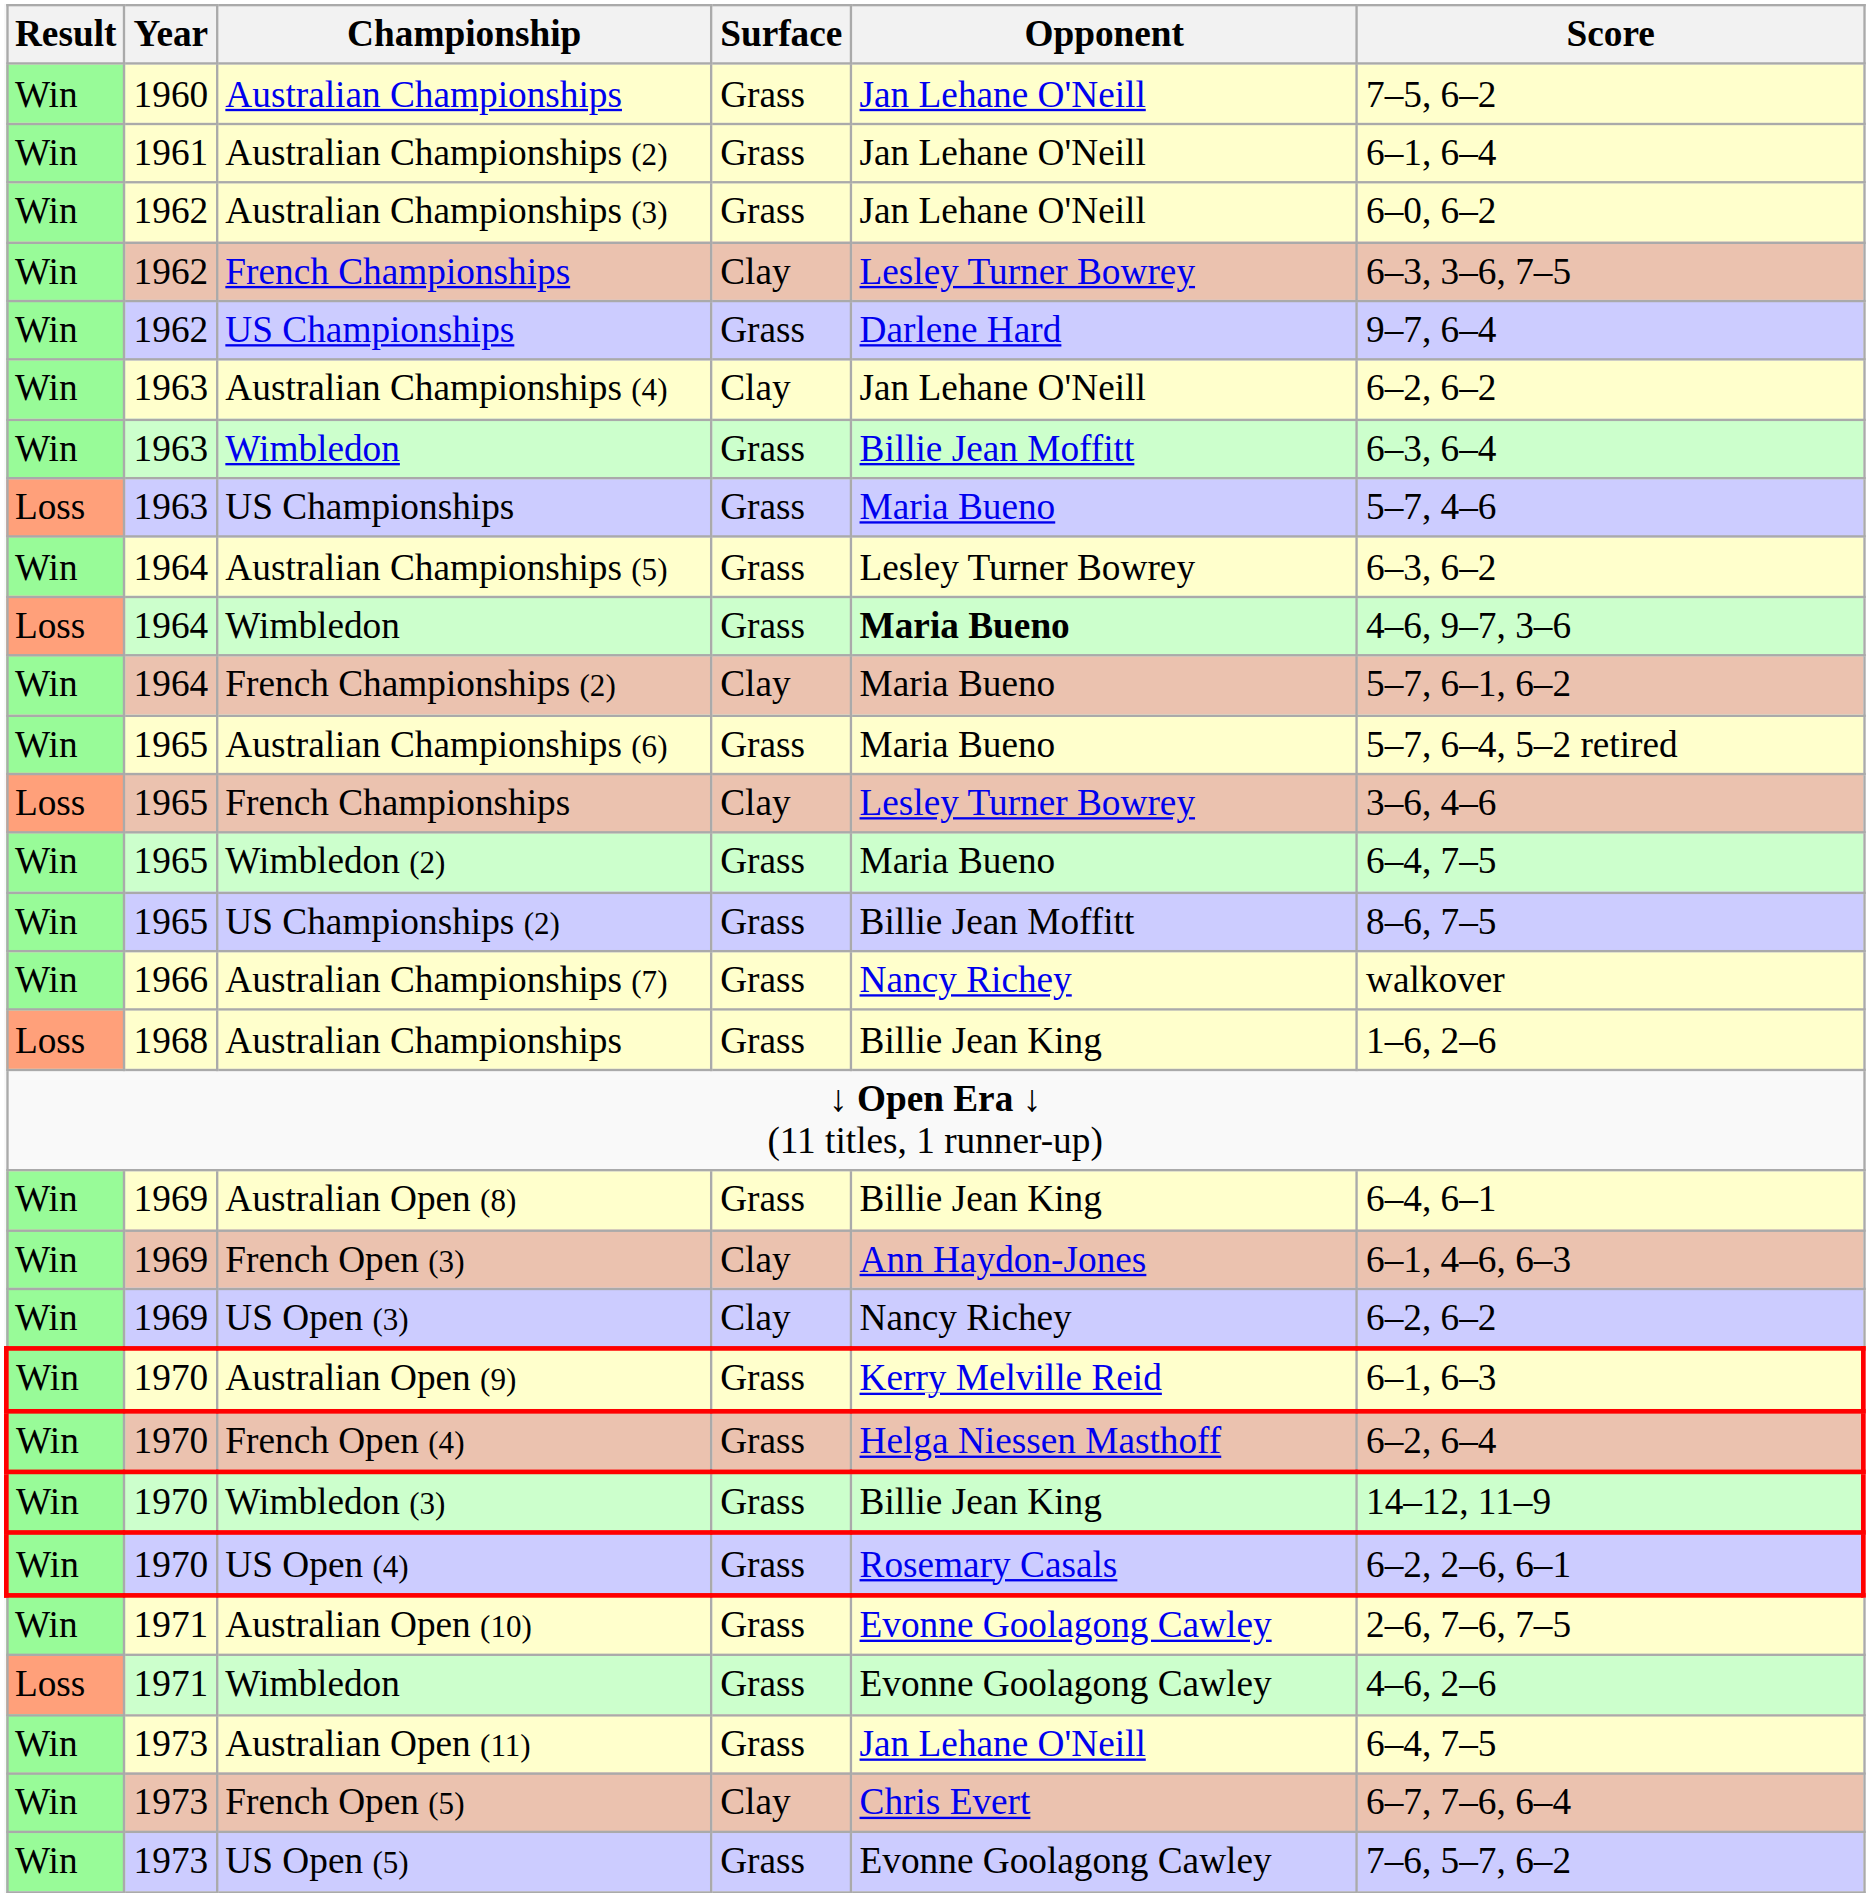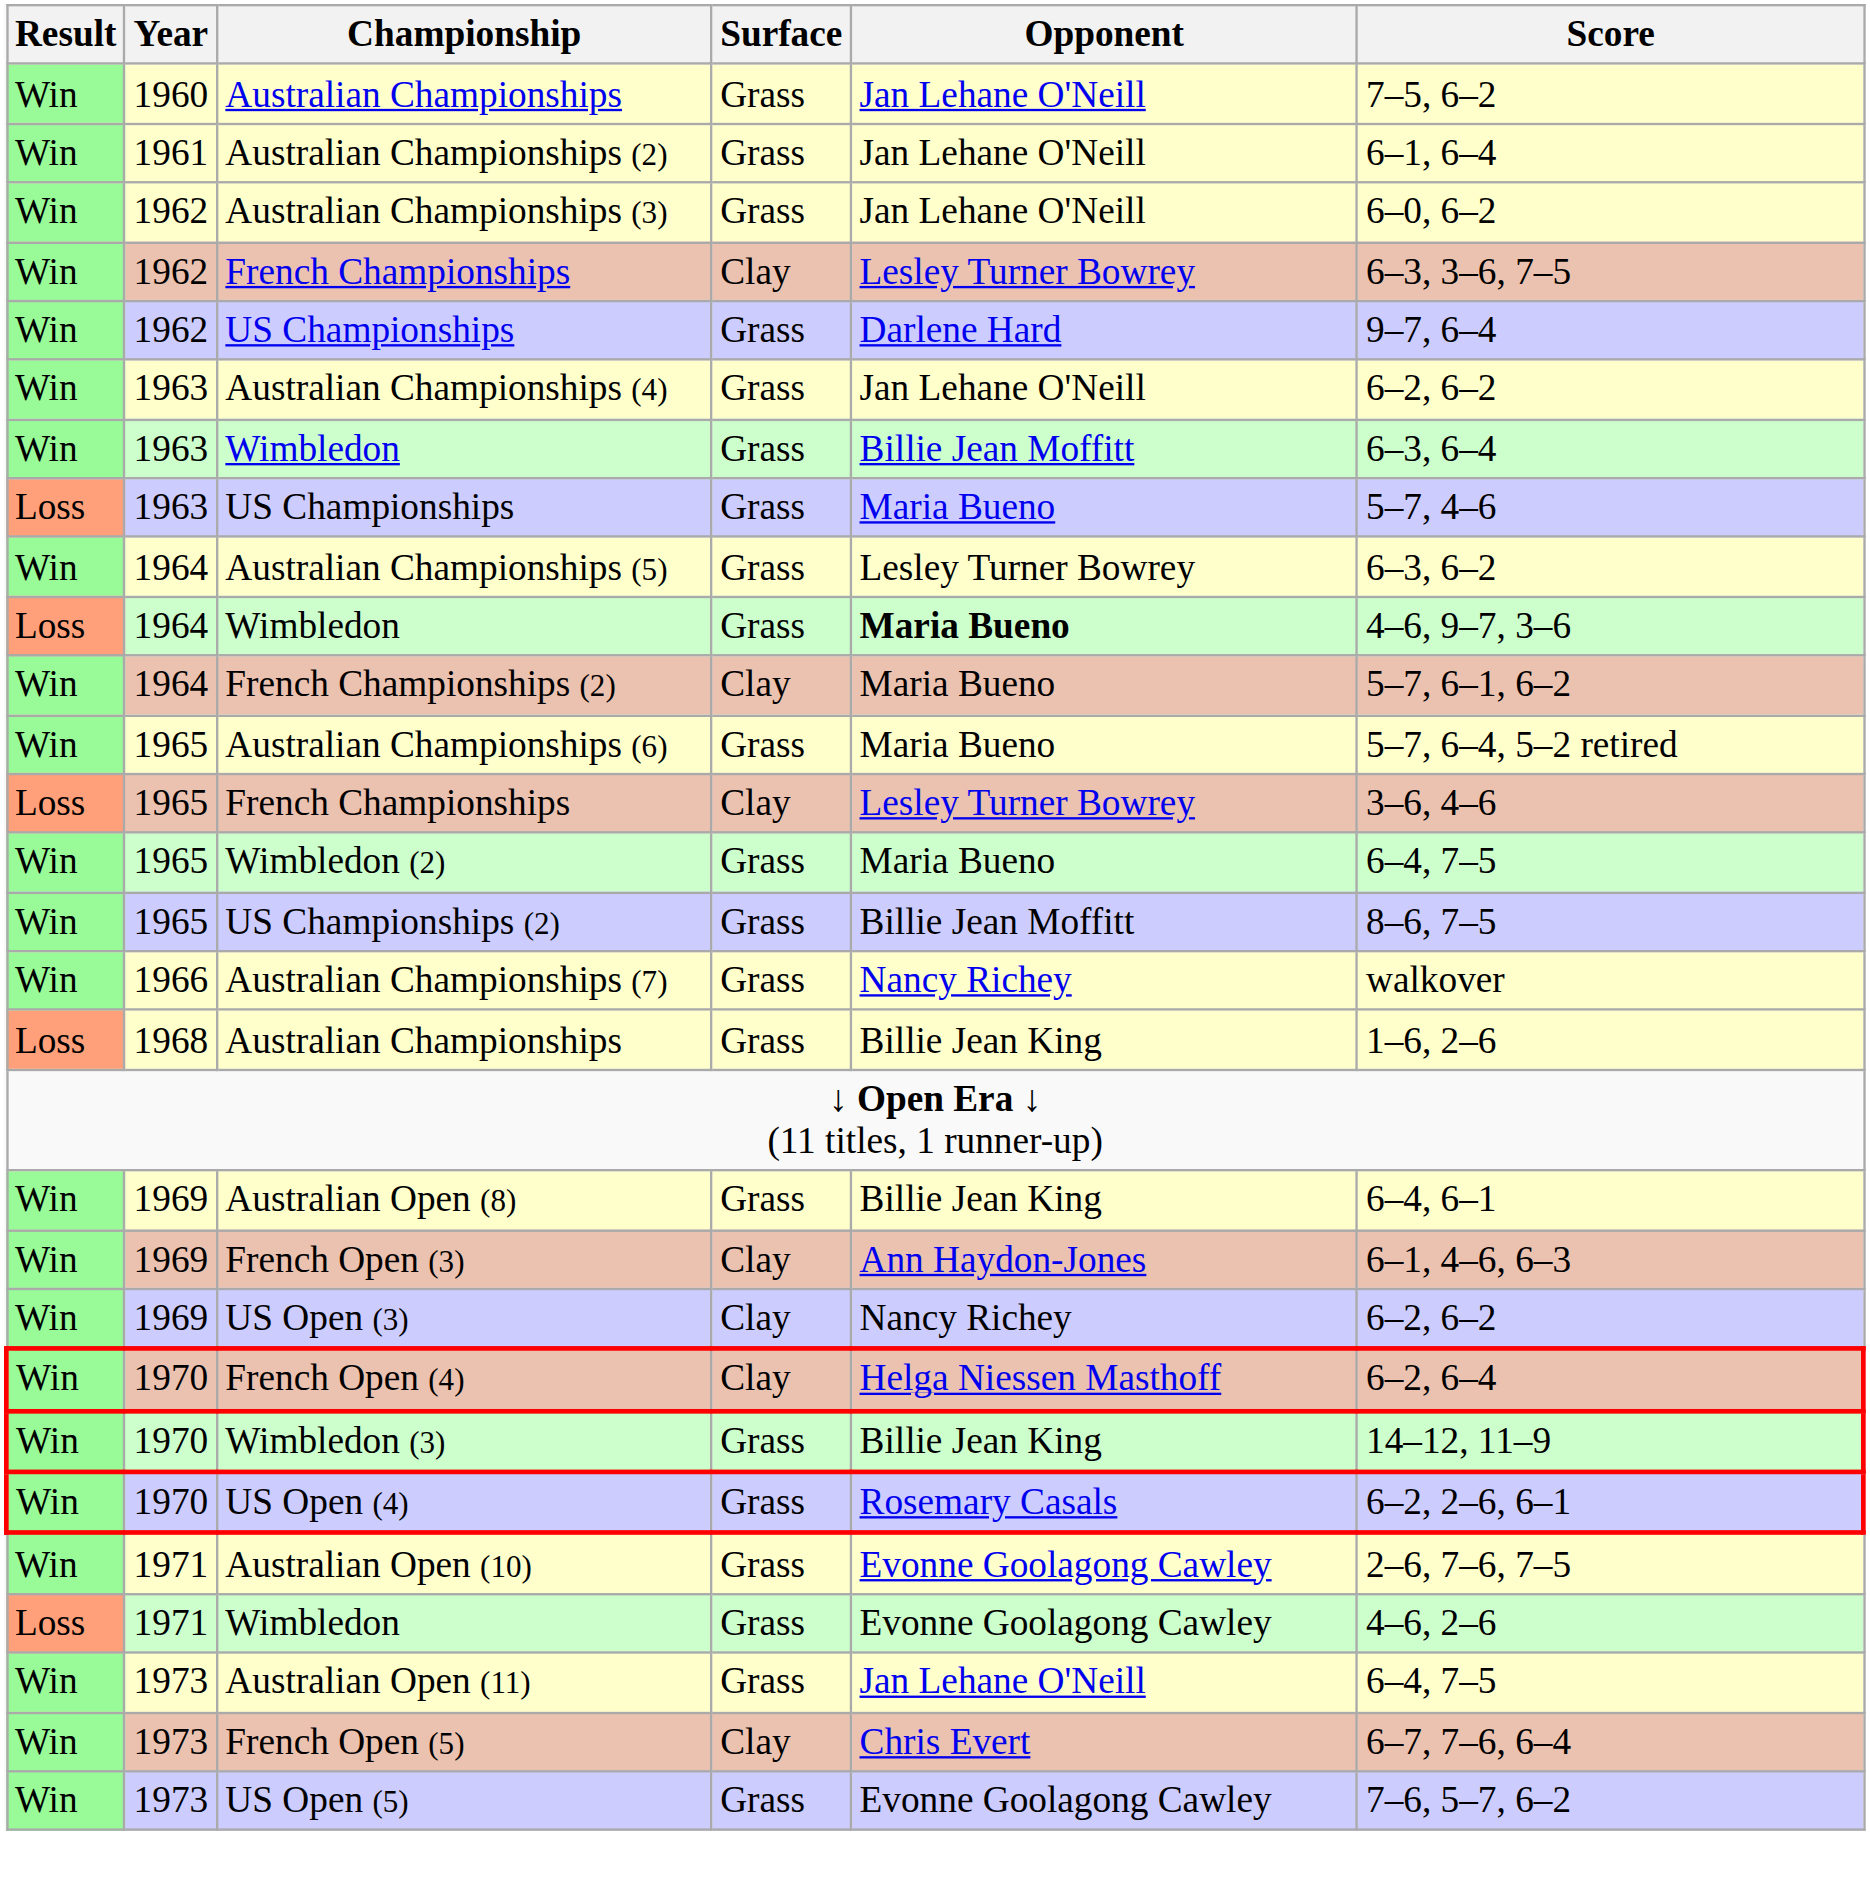(755, 388) Clay -> (763, 388) Grass
- row: (171, 1379)
(763, 1440) Grass -> (755, 1379) Clay
